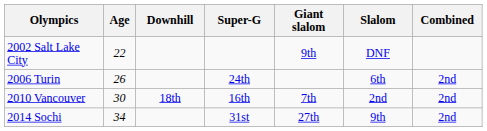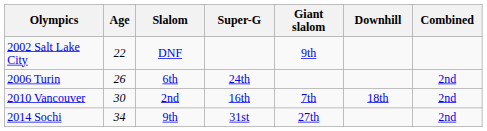columns swapped: (170, 20) <-> (378, 20)
